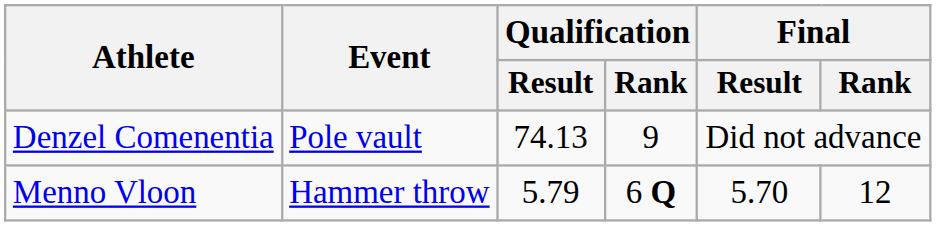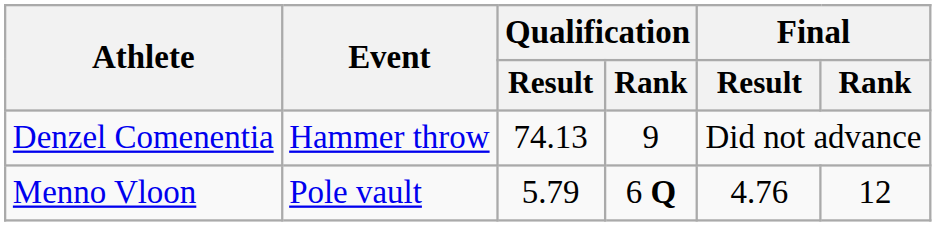(356, 137) Pole vault -> (389, 137) Hammer throw
(389, 192) Hammer throw -> (356, 192) Pole vault
(759, 192) 5.70 -> (759, 192) 4.76
